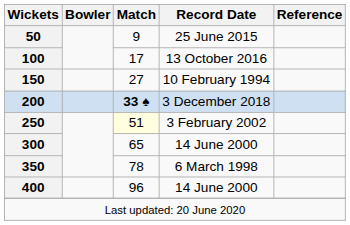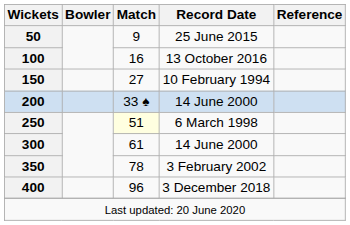(136, 58) 17 -> (136, 58) 16
(136, 101) bold -> (136, 101) normal
(216, 101) 3 December 2018 -> (216, 101) 14 June 2000
(216, 123) 3 February 2002 -> (216, 123) 6 March 1998
(136, 144) 65 -> (136, 144) 61
(216, 166) 6 March 1998 -> (216, 166) 3 February 2002
(216, 187) 14 June 2000 -> (216, 187) 3 December 2018
